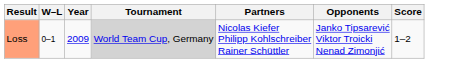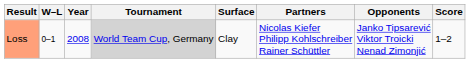+ column: (236, 12)
(78, 39) 2009 -> (78, 39) 2008
